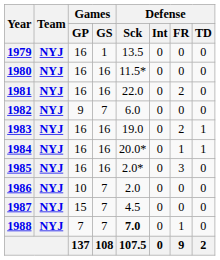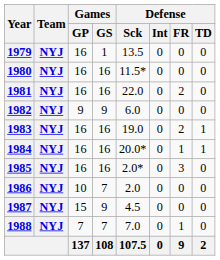(104, 110) 7 -> (104, 110) 9
(104, 206) 7 -> (104, 206) 9
(133, 226) bold -> (133, 226) normal
